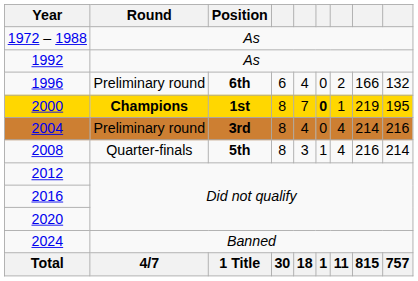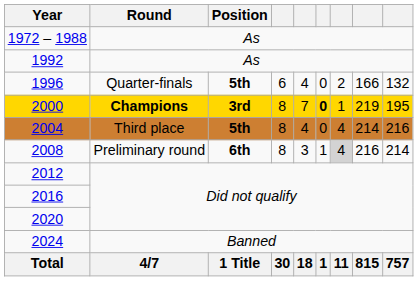(149, 83) Preliminary round -> (149, 83) Quarter-finals
(240, 83) 6th -> (240, 83) 5th
(240, 106) 1st -> (240, 106) 3rd
(149, 128) Preliminary round -> (149, 128) Third place
(240, 128) 3rd -> (240, 128) 5th
(149, 151) Quarter-finals -> (149, 151) Preliminary round
(240, 151) 5th -> (240, 151) 6th
(341, 151) no background -> (341, 151) lightgrey background
